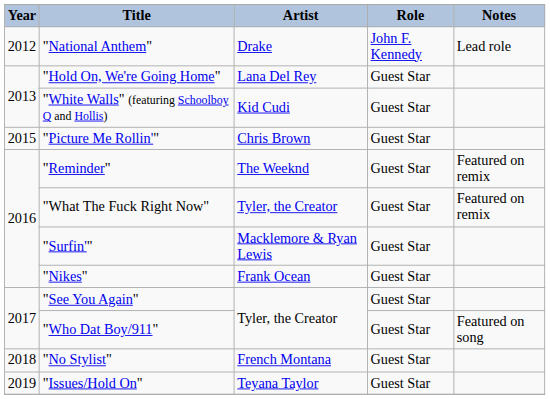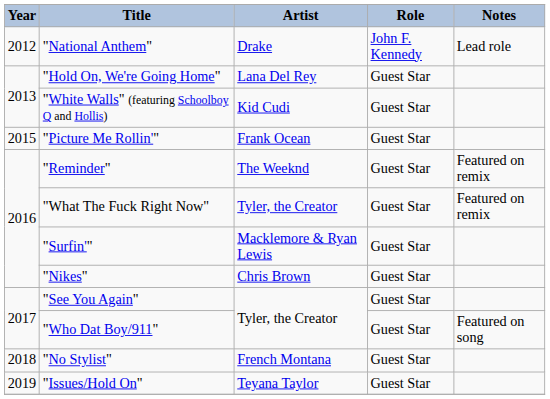(274, 138) Chris Brown -> (274, 138) Frank Ocean
(274, 276) Frank Ocean -> (274, 276) Chris Brown
